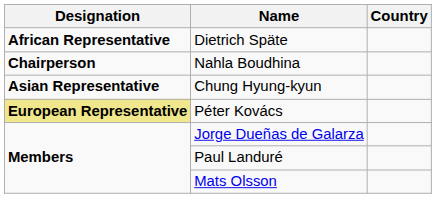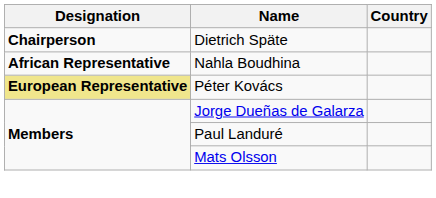(89, 39) African Representative -> (52, 39) Chairperson
(52, 63) Chairperson -> (89, 63) African Representative
- row: (258, 87)
